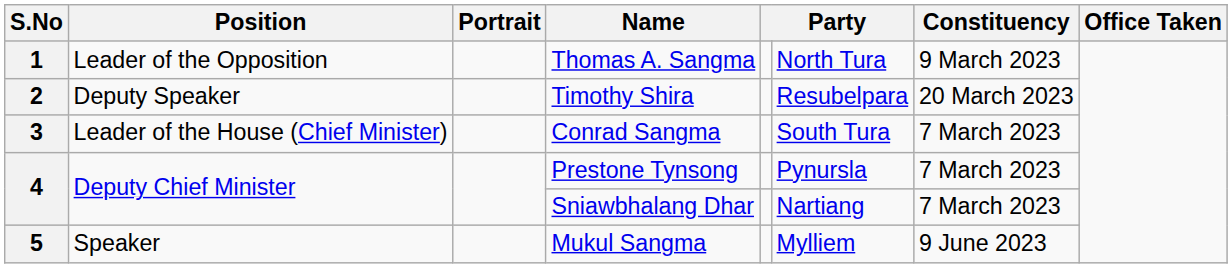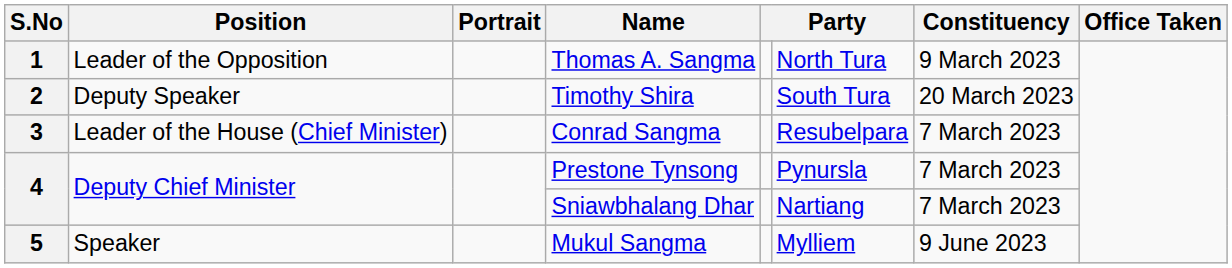(842, 96) Resubelpara -> (833, 96) South Tura
(833, 133) South Tura -> (842, 133) Resubelpara
